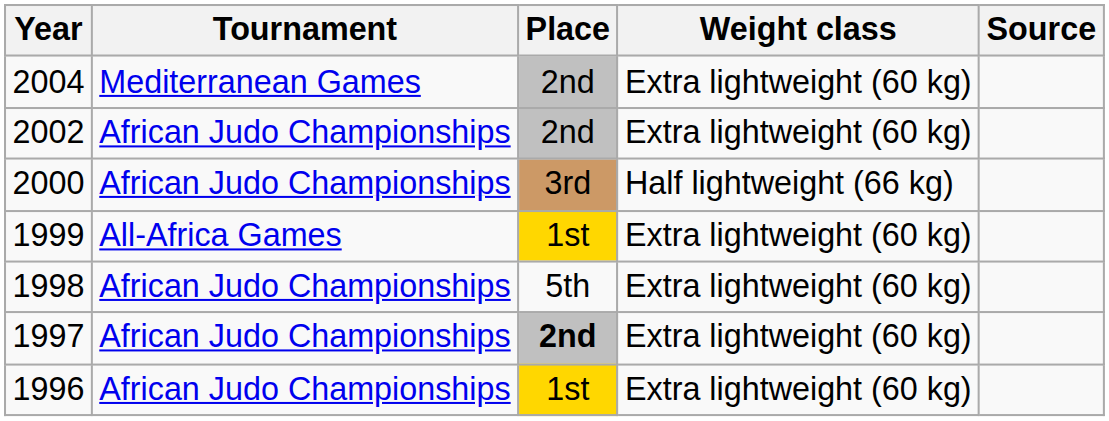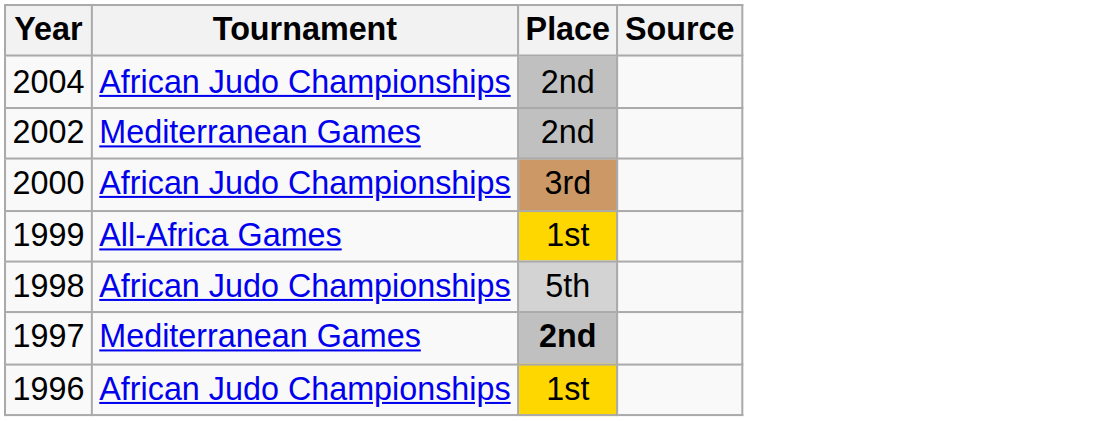- column: (798, 30)
(260, 81) Mediterranean Games -> (305, 81) African Judo Championships
(305, 132) African Judo Championships -> (260, 132) Mediterranean Games
(568, 286) no background -> (568, 286) lightgrey background
(305, 337) African Judo Championships -> (260, 337) Mediterranean Games
